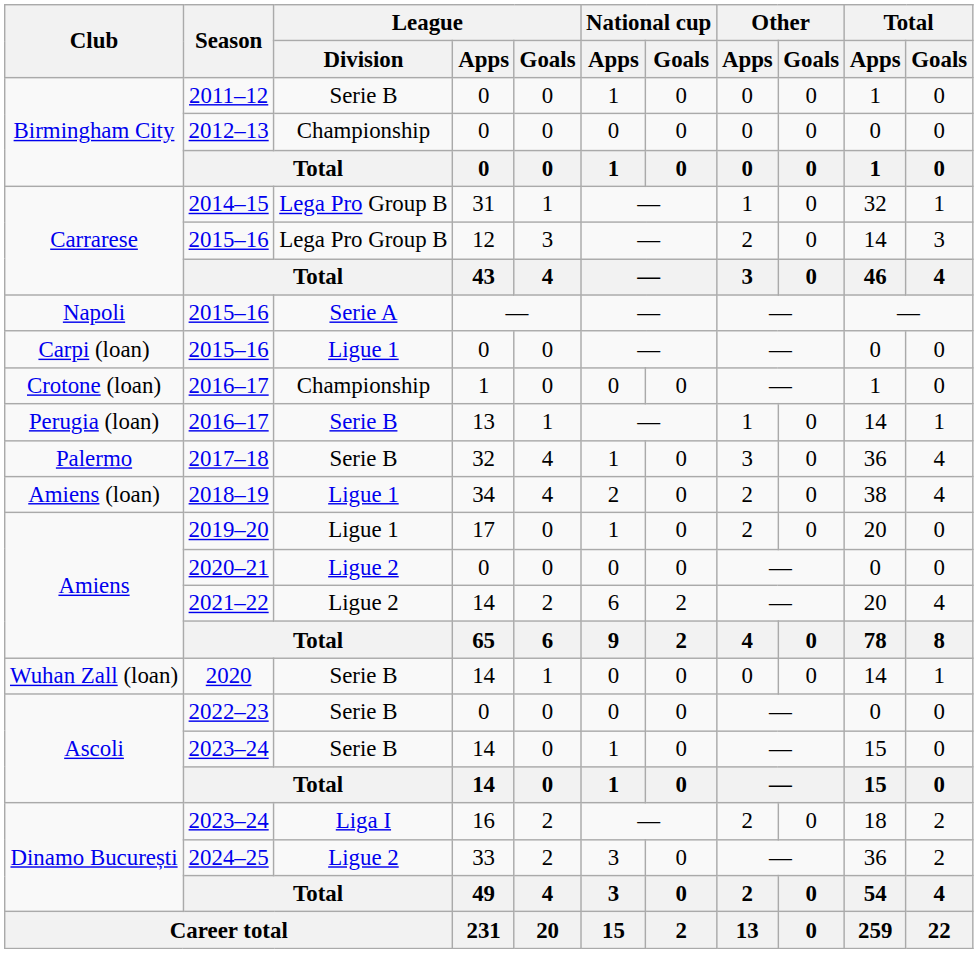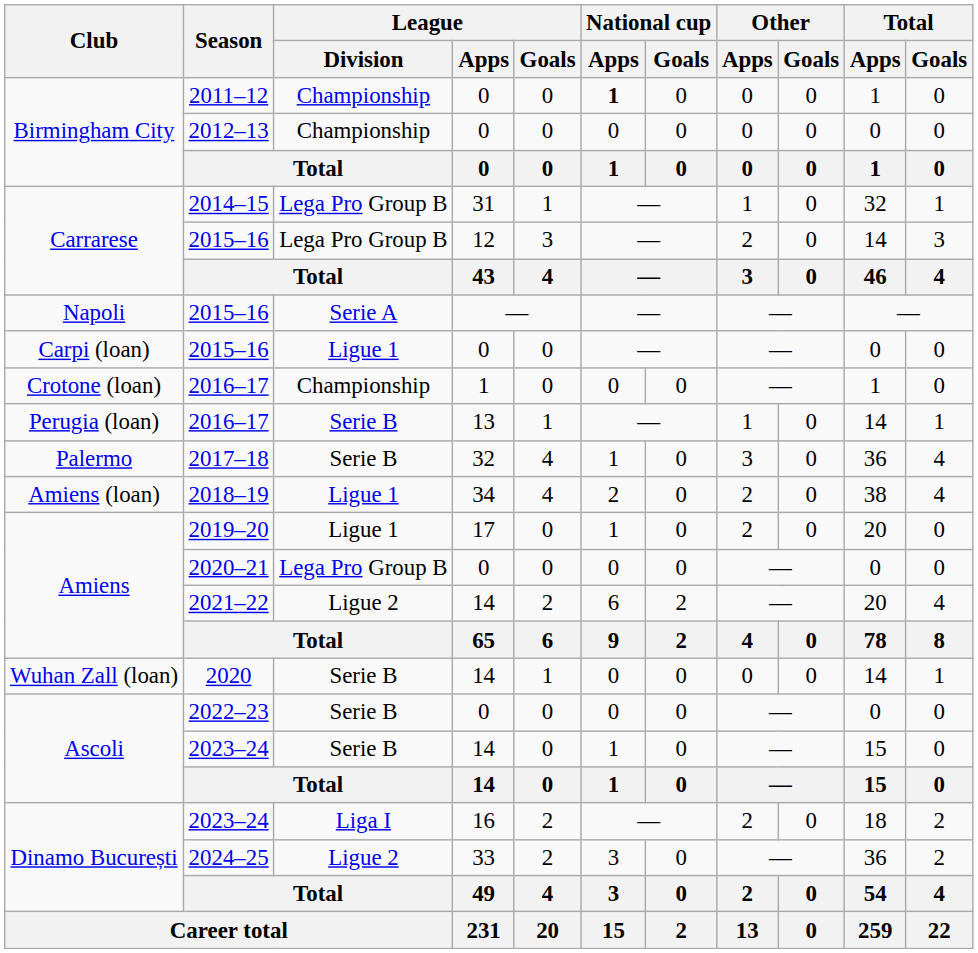(363, 95) Serie B -> (363, 95) Championship
(613, 95) normal -> (613, 95) bold
(363, 566) Ligue 2 -> (363, 566) Lega Pro Group B
